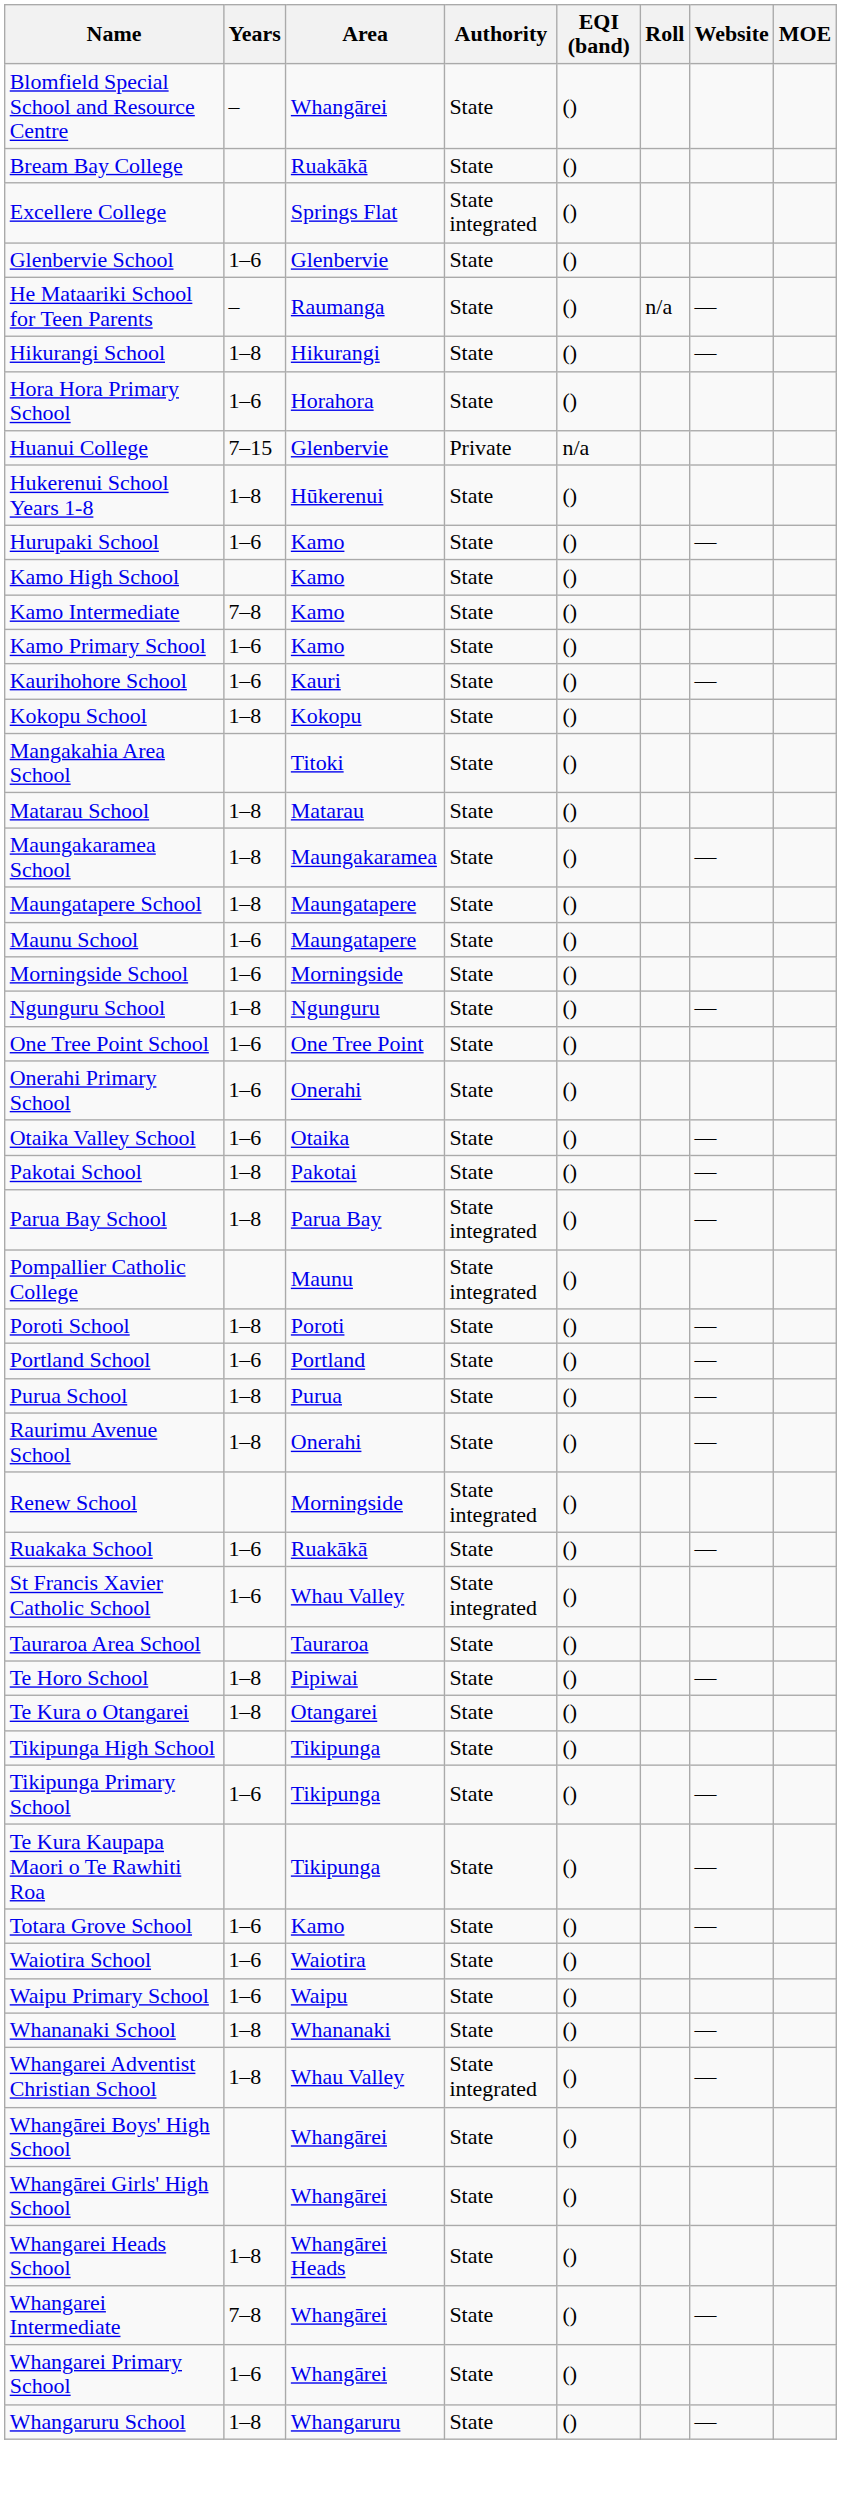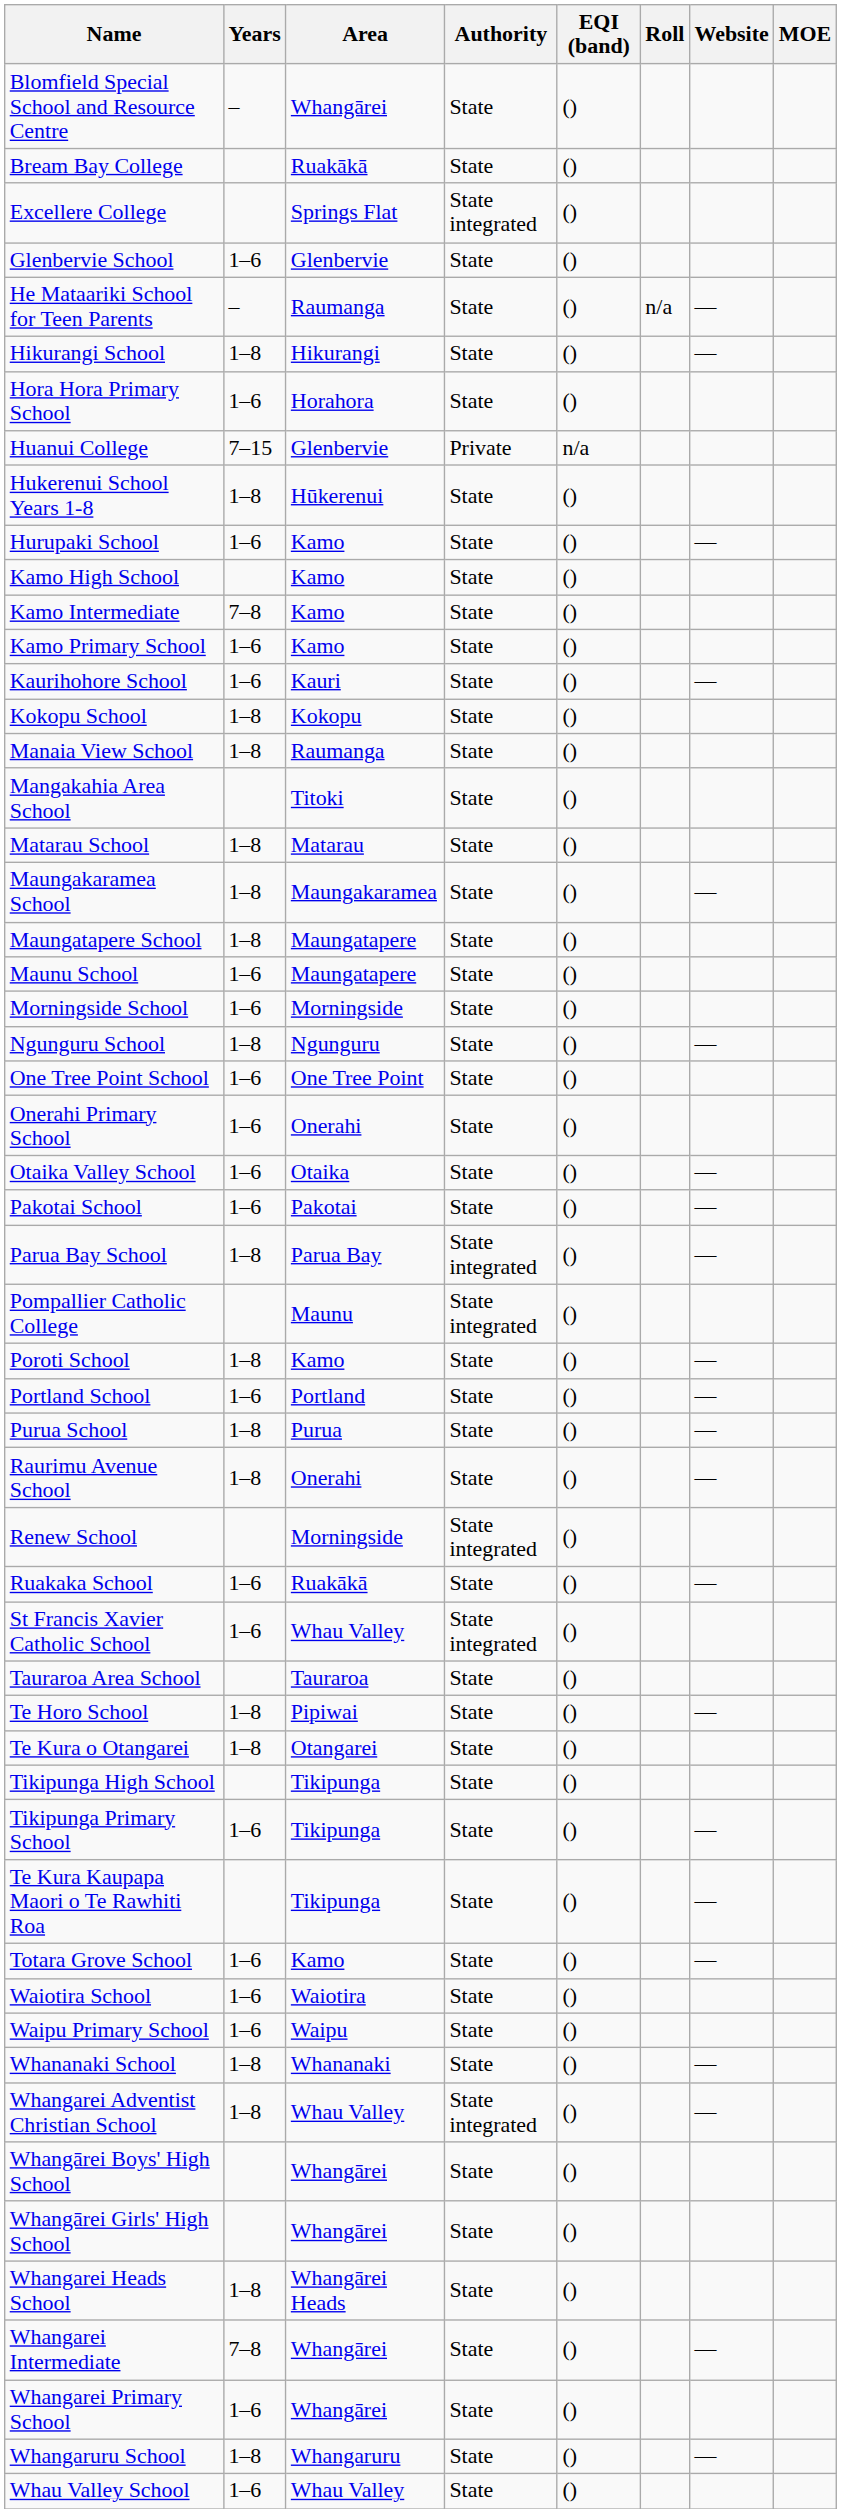+ row: (101, 750)
(245, 1172) 1–8 -> (245, 1207) 1–6
(318, 1325) Poroti -> (318, 1360) Kamo
+ row: (100, 2490)
